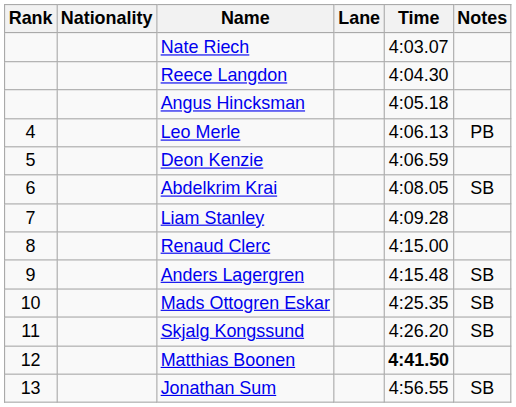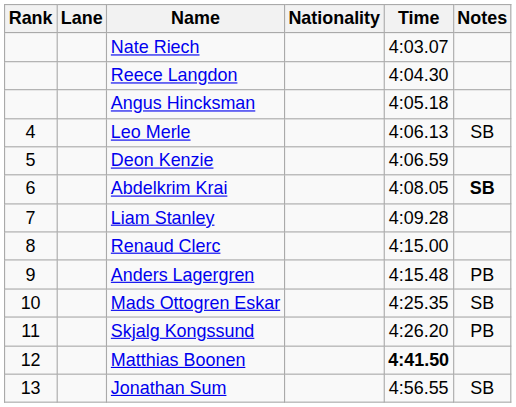columns swapped: (359, 18) <-> (107, 18)
(482, 132) PB -> (482, 132) SB
(482, 189) normal -> (482, 189) bold
(482, 274) SB -> (482, 274) PB
(482, 331) SB -> (482, 331) PB
